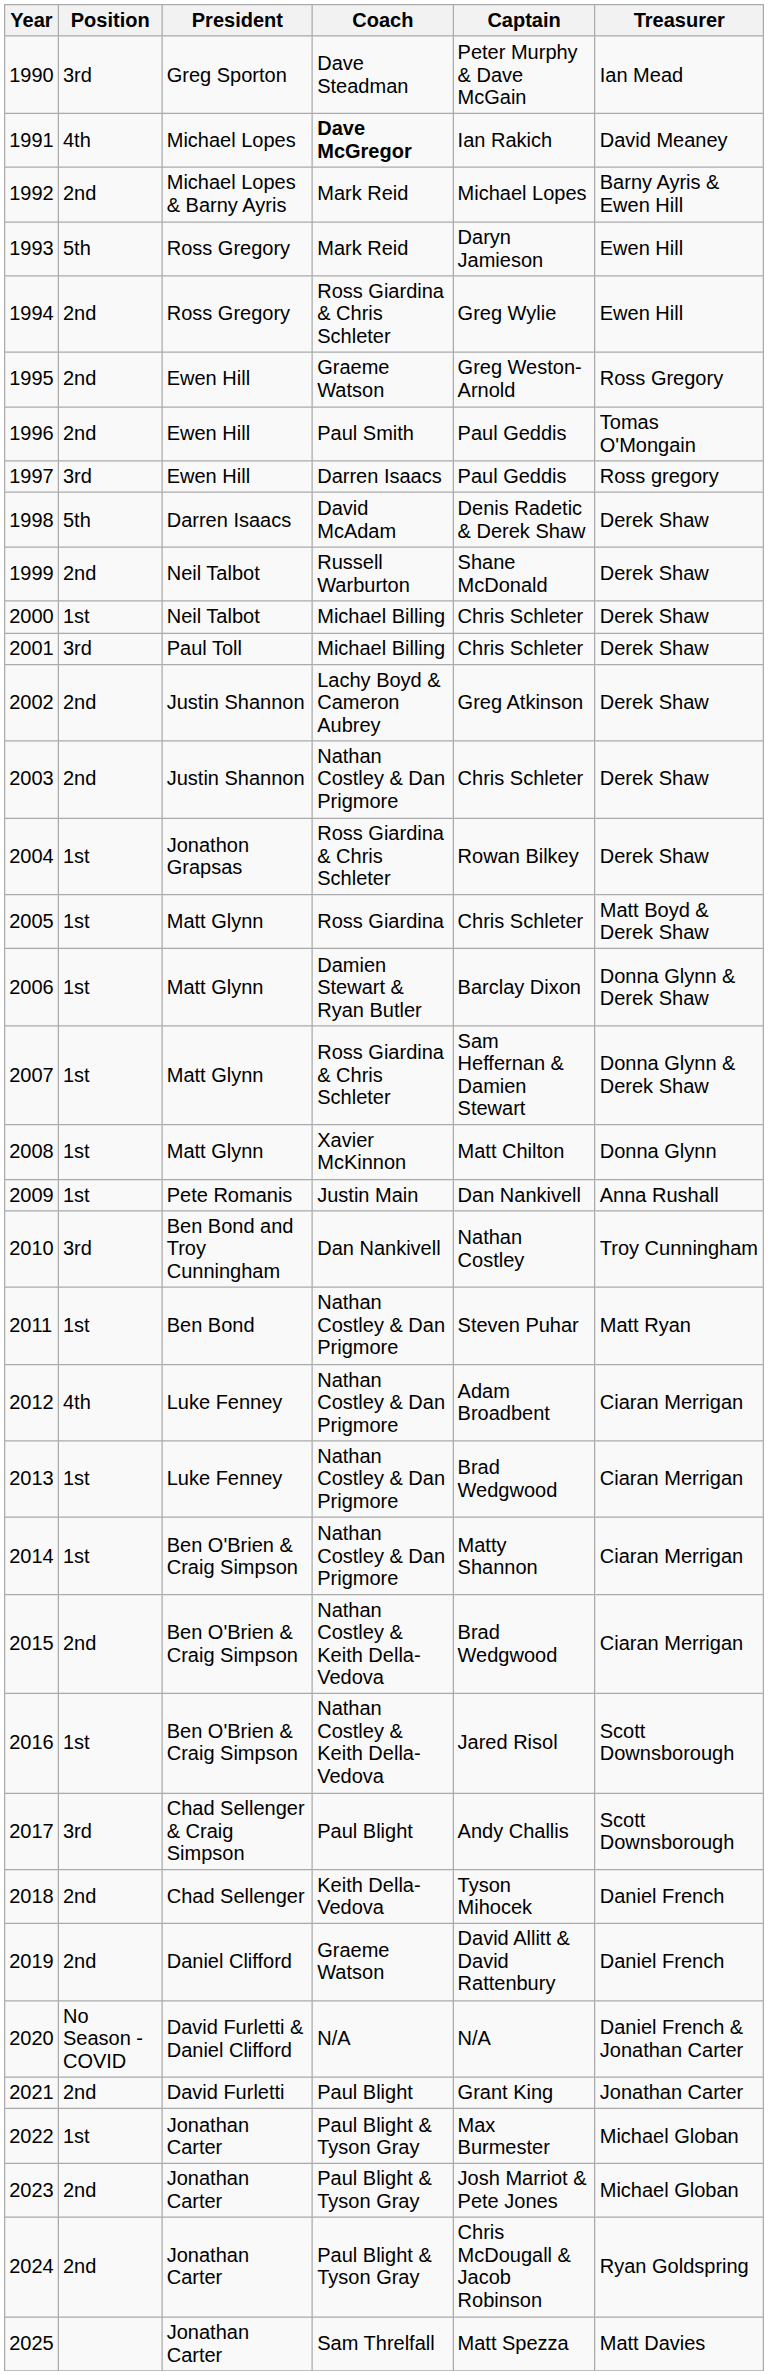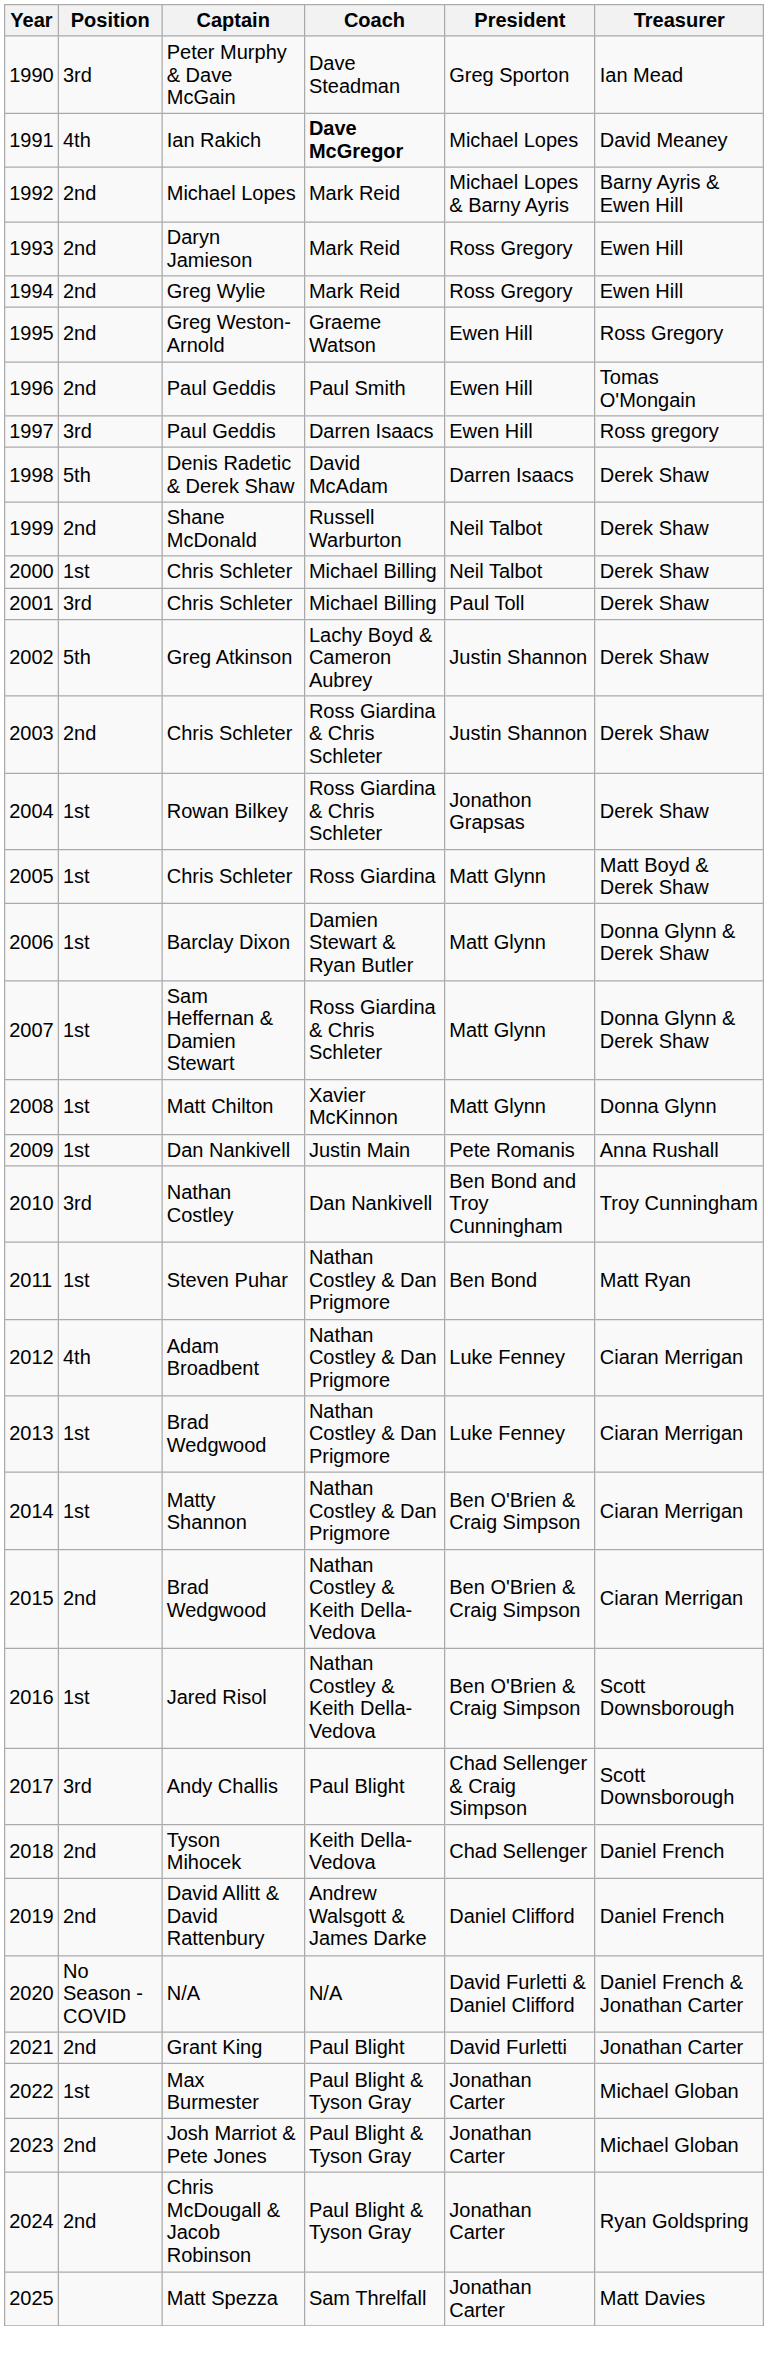columns swapped: (237, 20) <-> (524, 20)
(77, 248) 5th -> (80, 248) 2nd
(381, 313) Ross Giardina & Chris Schleter -> (354, 291) Mark Reid
(80, 702) 2nd -> (77, 657) 5th
(381, 779) Nathan Costley & Dan Prigmore -> (372, 734) Ross Giardina & Chris Schleter
(353, 1961) Graeme Watson -> (368, 1916) Andrew Walsgott & James Darke
